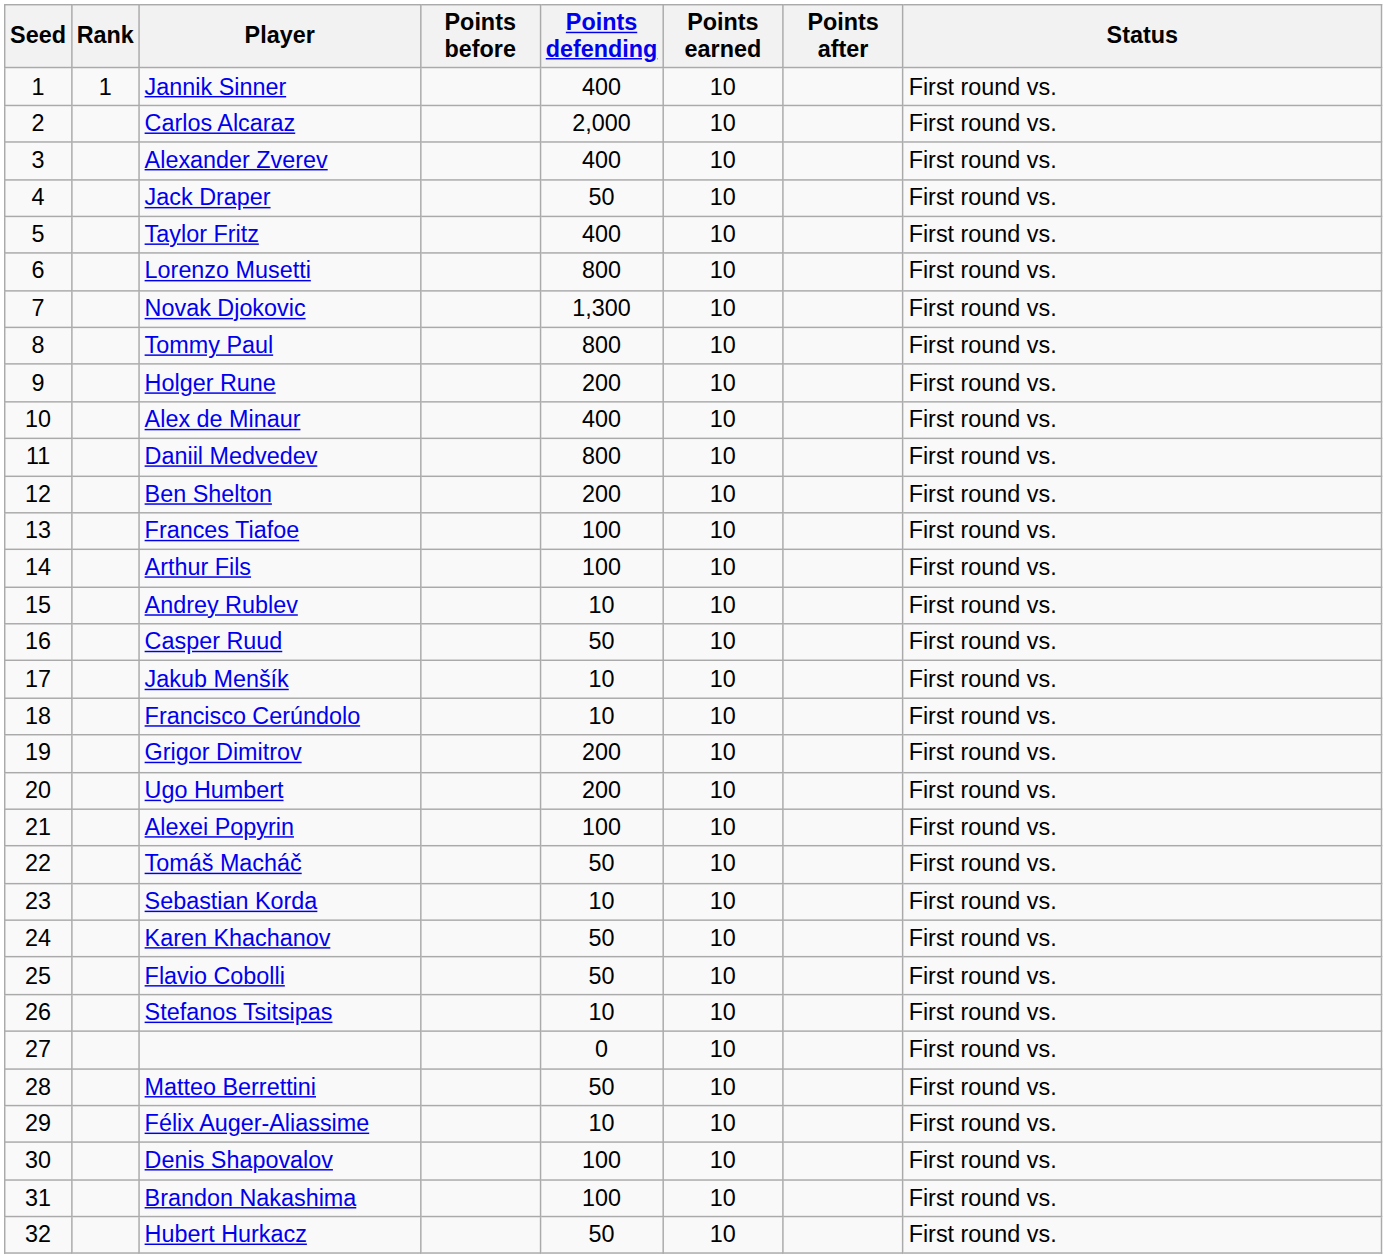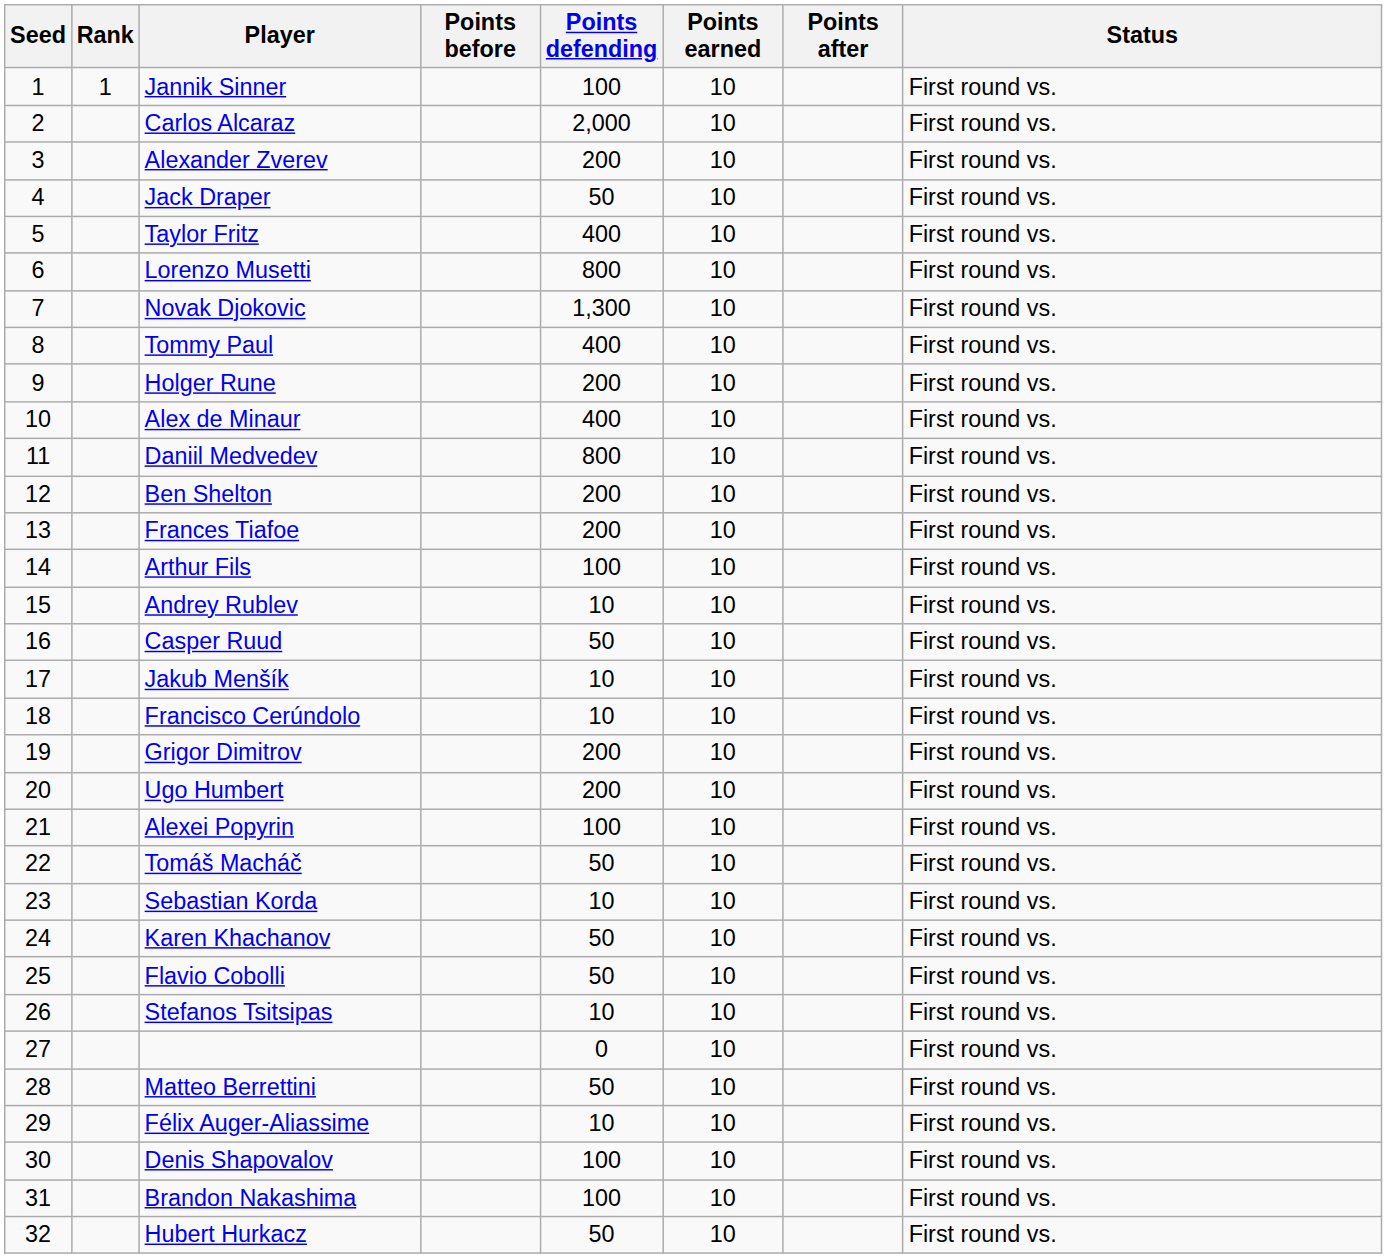(602, 86) 400 -> (602, 86) 100
(602, 160) 400 -> (602, 160) 200
(602, 345) 800 -> (602, 345) 400
(602, 530) 100 -> (602, 530) 200
